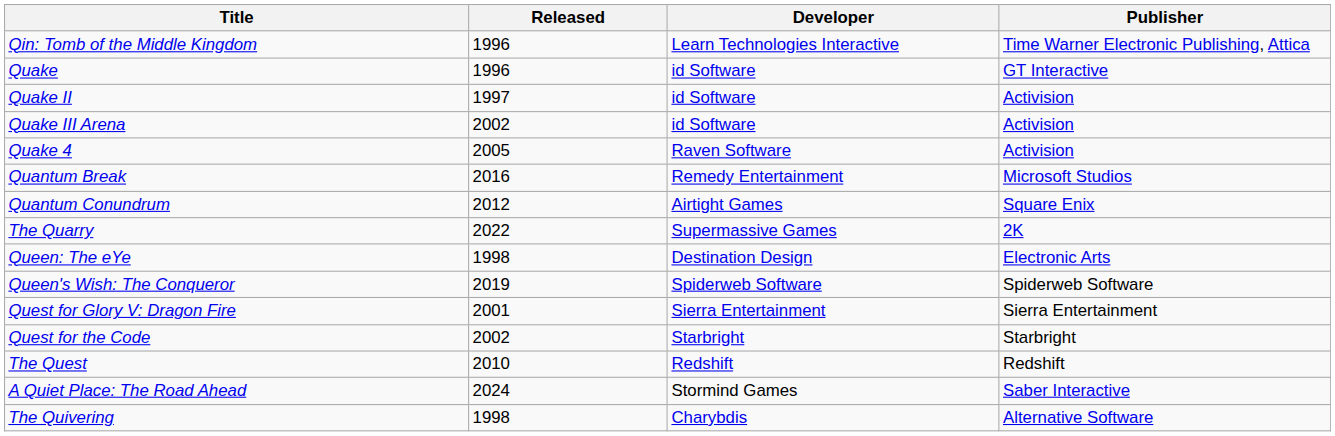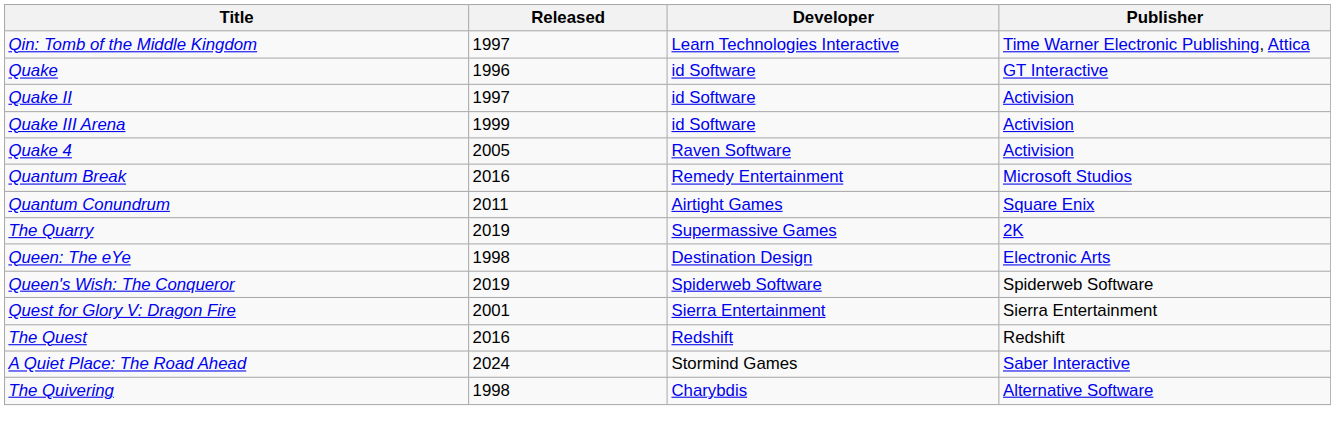(491, 44) 1996 -> (491, 44) 1997
(491, 124) 2002 -> (491, 124) 1999
(491, 204) 2012 -> (491, 204) 2011
(491, 230) 2022 -> (491, 230) 2019
- row: (79, 337)
(491, 364) 2010 -> (491, 337) 2016
